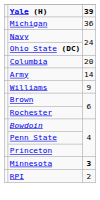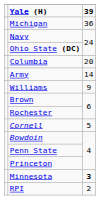+ row: (26, 125)
